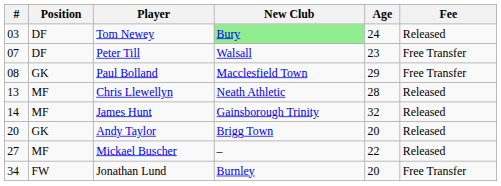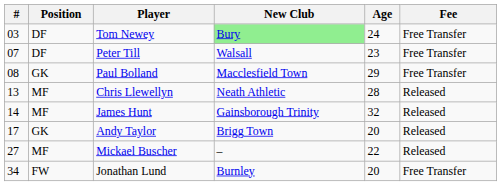(424, 34) Released -> (435, 34) Free Transfer
(13, 131) 20 -> (13, 131) 17
